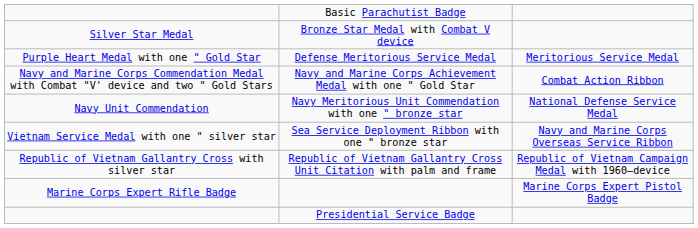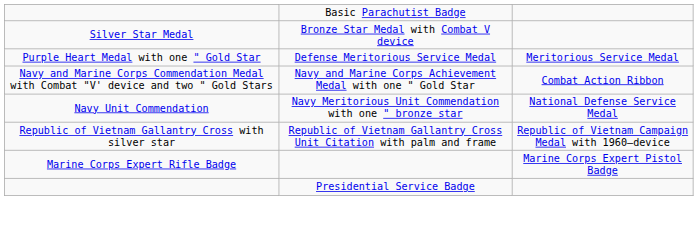- row: (142, 136)
